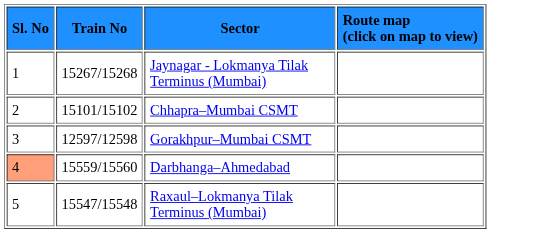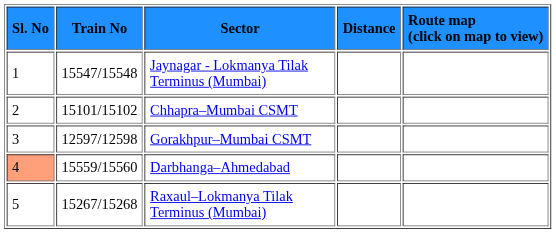+ column: (369, 28)
(100, 73) 15267/15268 -> (100, 73) 15547/15548
(100, 204) 15547/15548 -> (100, 204) 15267/15268
